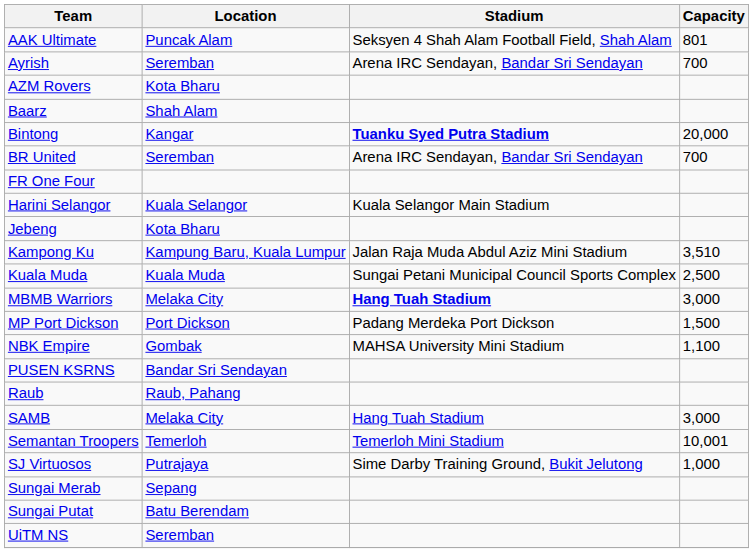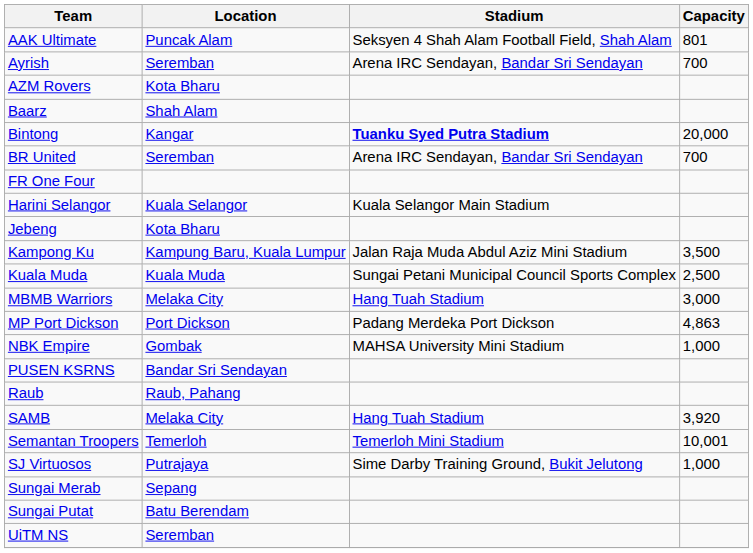(701, 252) 3,510 -> (701, 252) 3,500
(422, 299) bold -> (418, 299) normal
(701, 323) 1,500 -> (701, 323) 4,863
(701, 346) 1,100 -> (701, 346) 1,000
(701, 417) 3,000 -> (701, 417) 3,920
